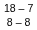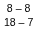rows swapped: (19, 23) <-> (19, 8)
